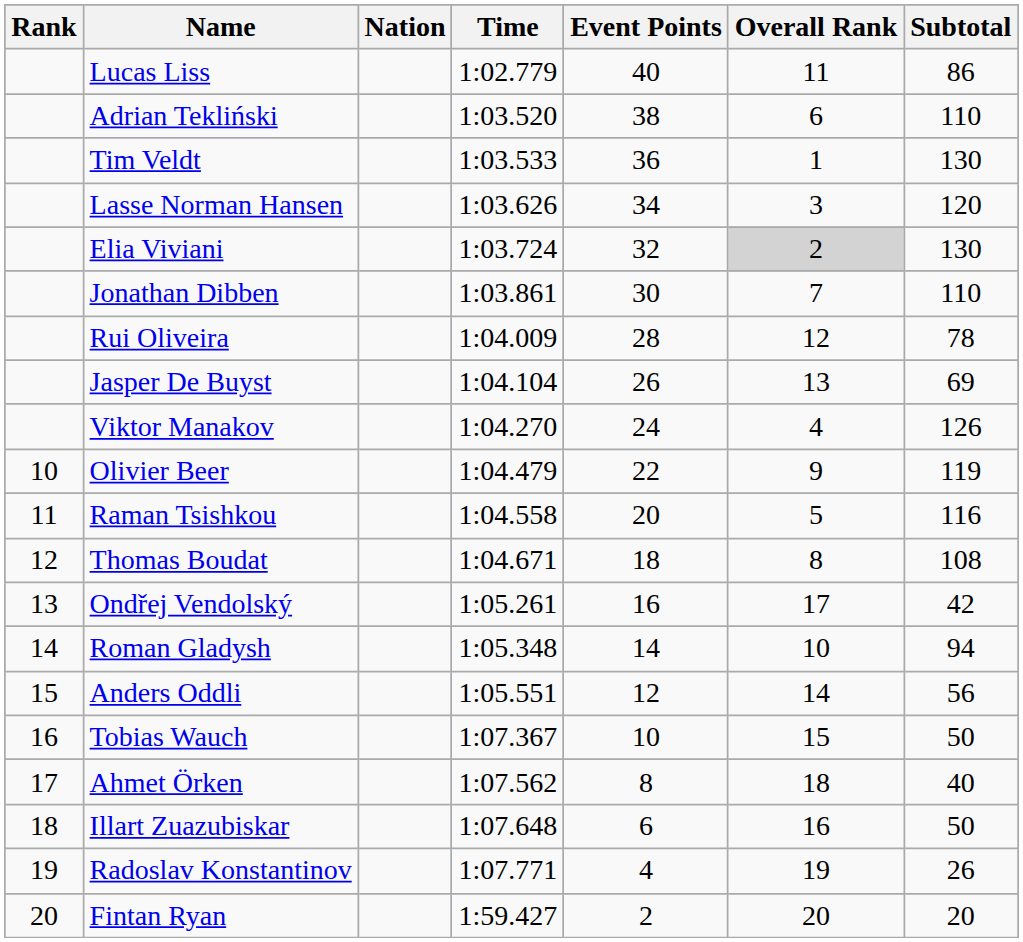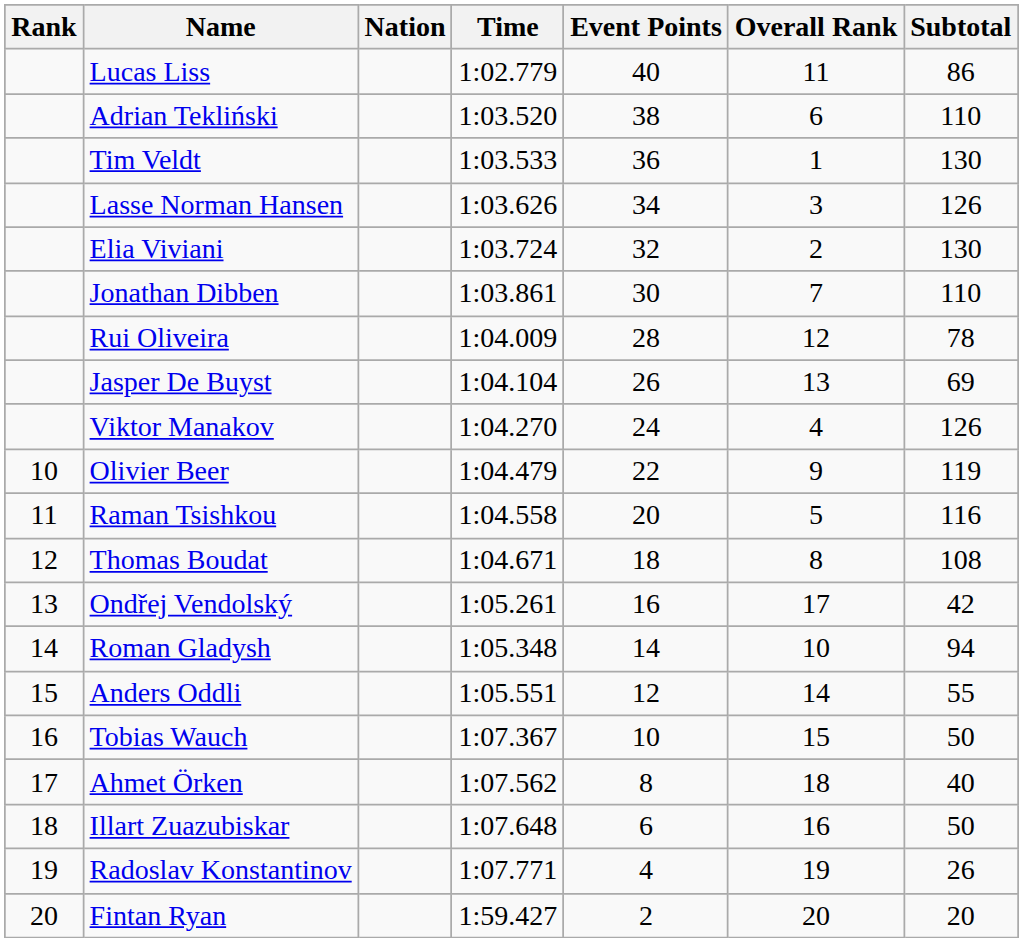(961, 204) 120 -> (961, 204) 126
(816, 248) lightgrey background -> (816, 248) no background
(961, 692) 56 -> (961, 692) 55
